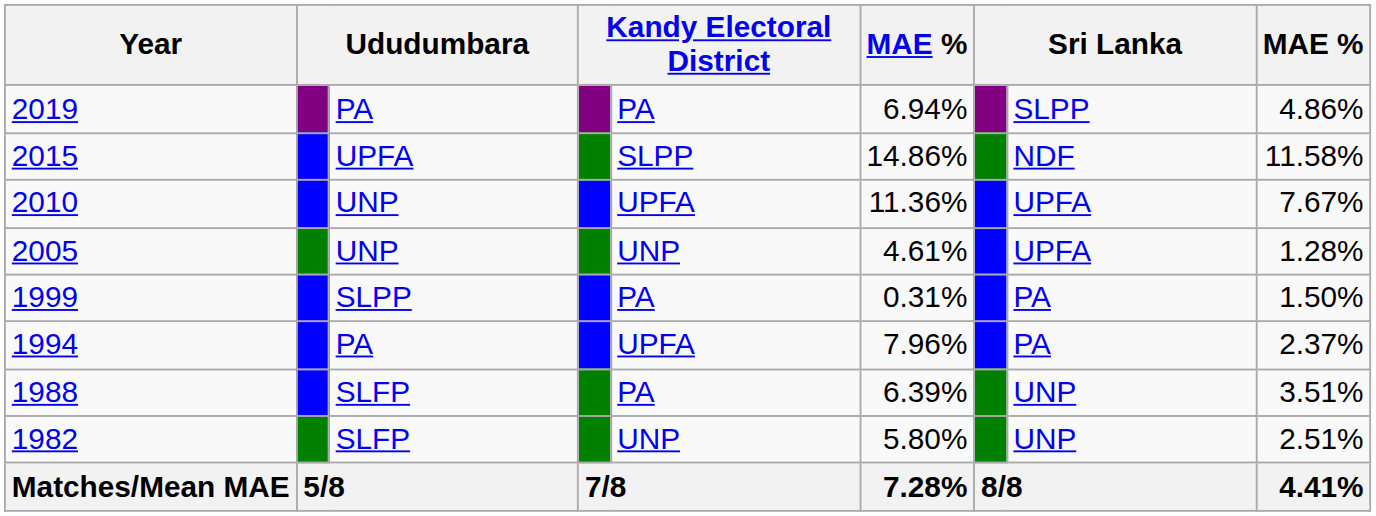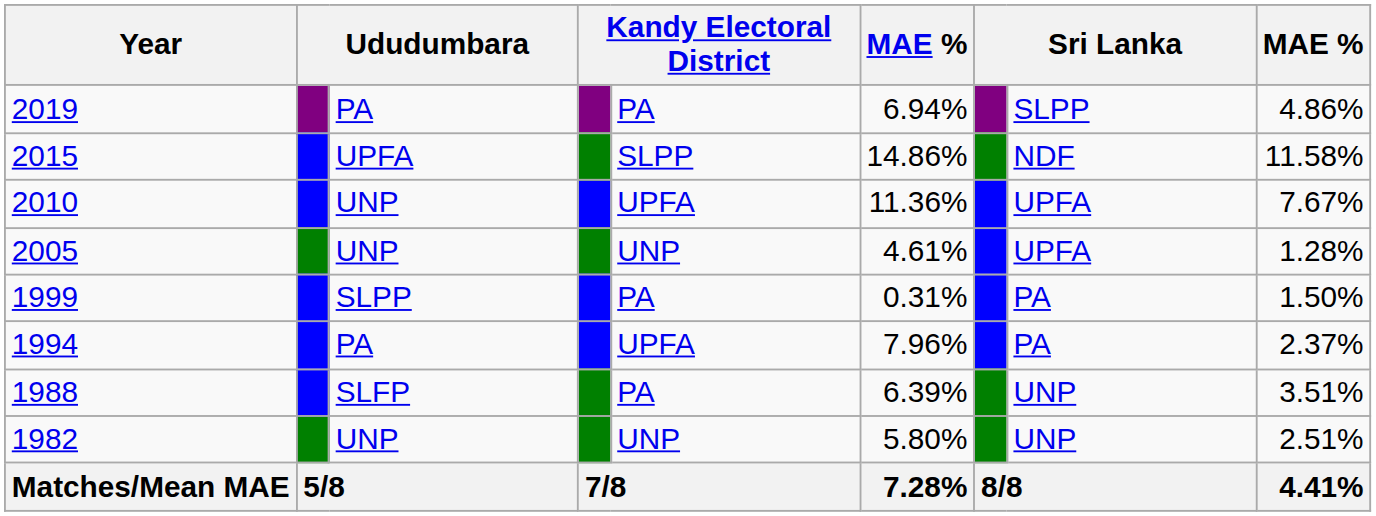(373, 439) SLFP -> (367, 439) UNP
